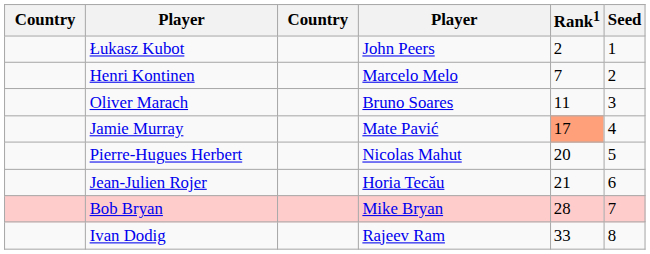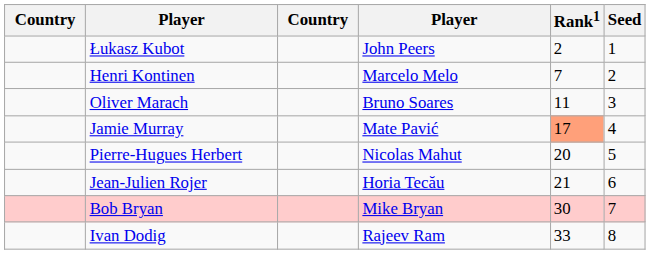(562, 208) 28 -> (562, 208) 30
